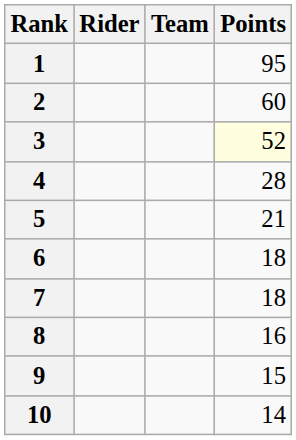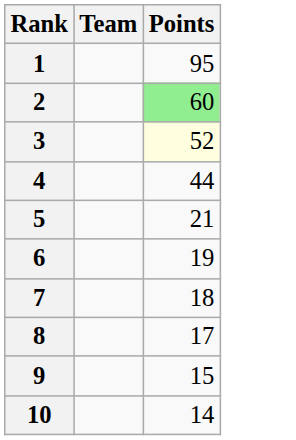- column: (109, 24)
(274, 102) no background -> (202, 102) lightgreen background
(274, 180) 28 -> (202, 180) 44
(274, 258) 18 -> (202, 258) 19
(274, 336) 16 -> (202, 336) 17
